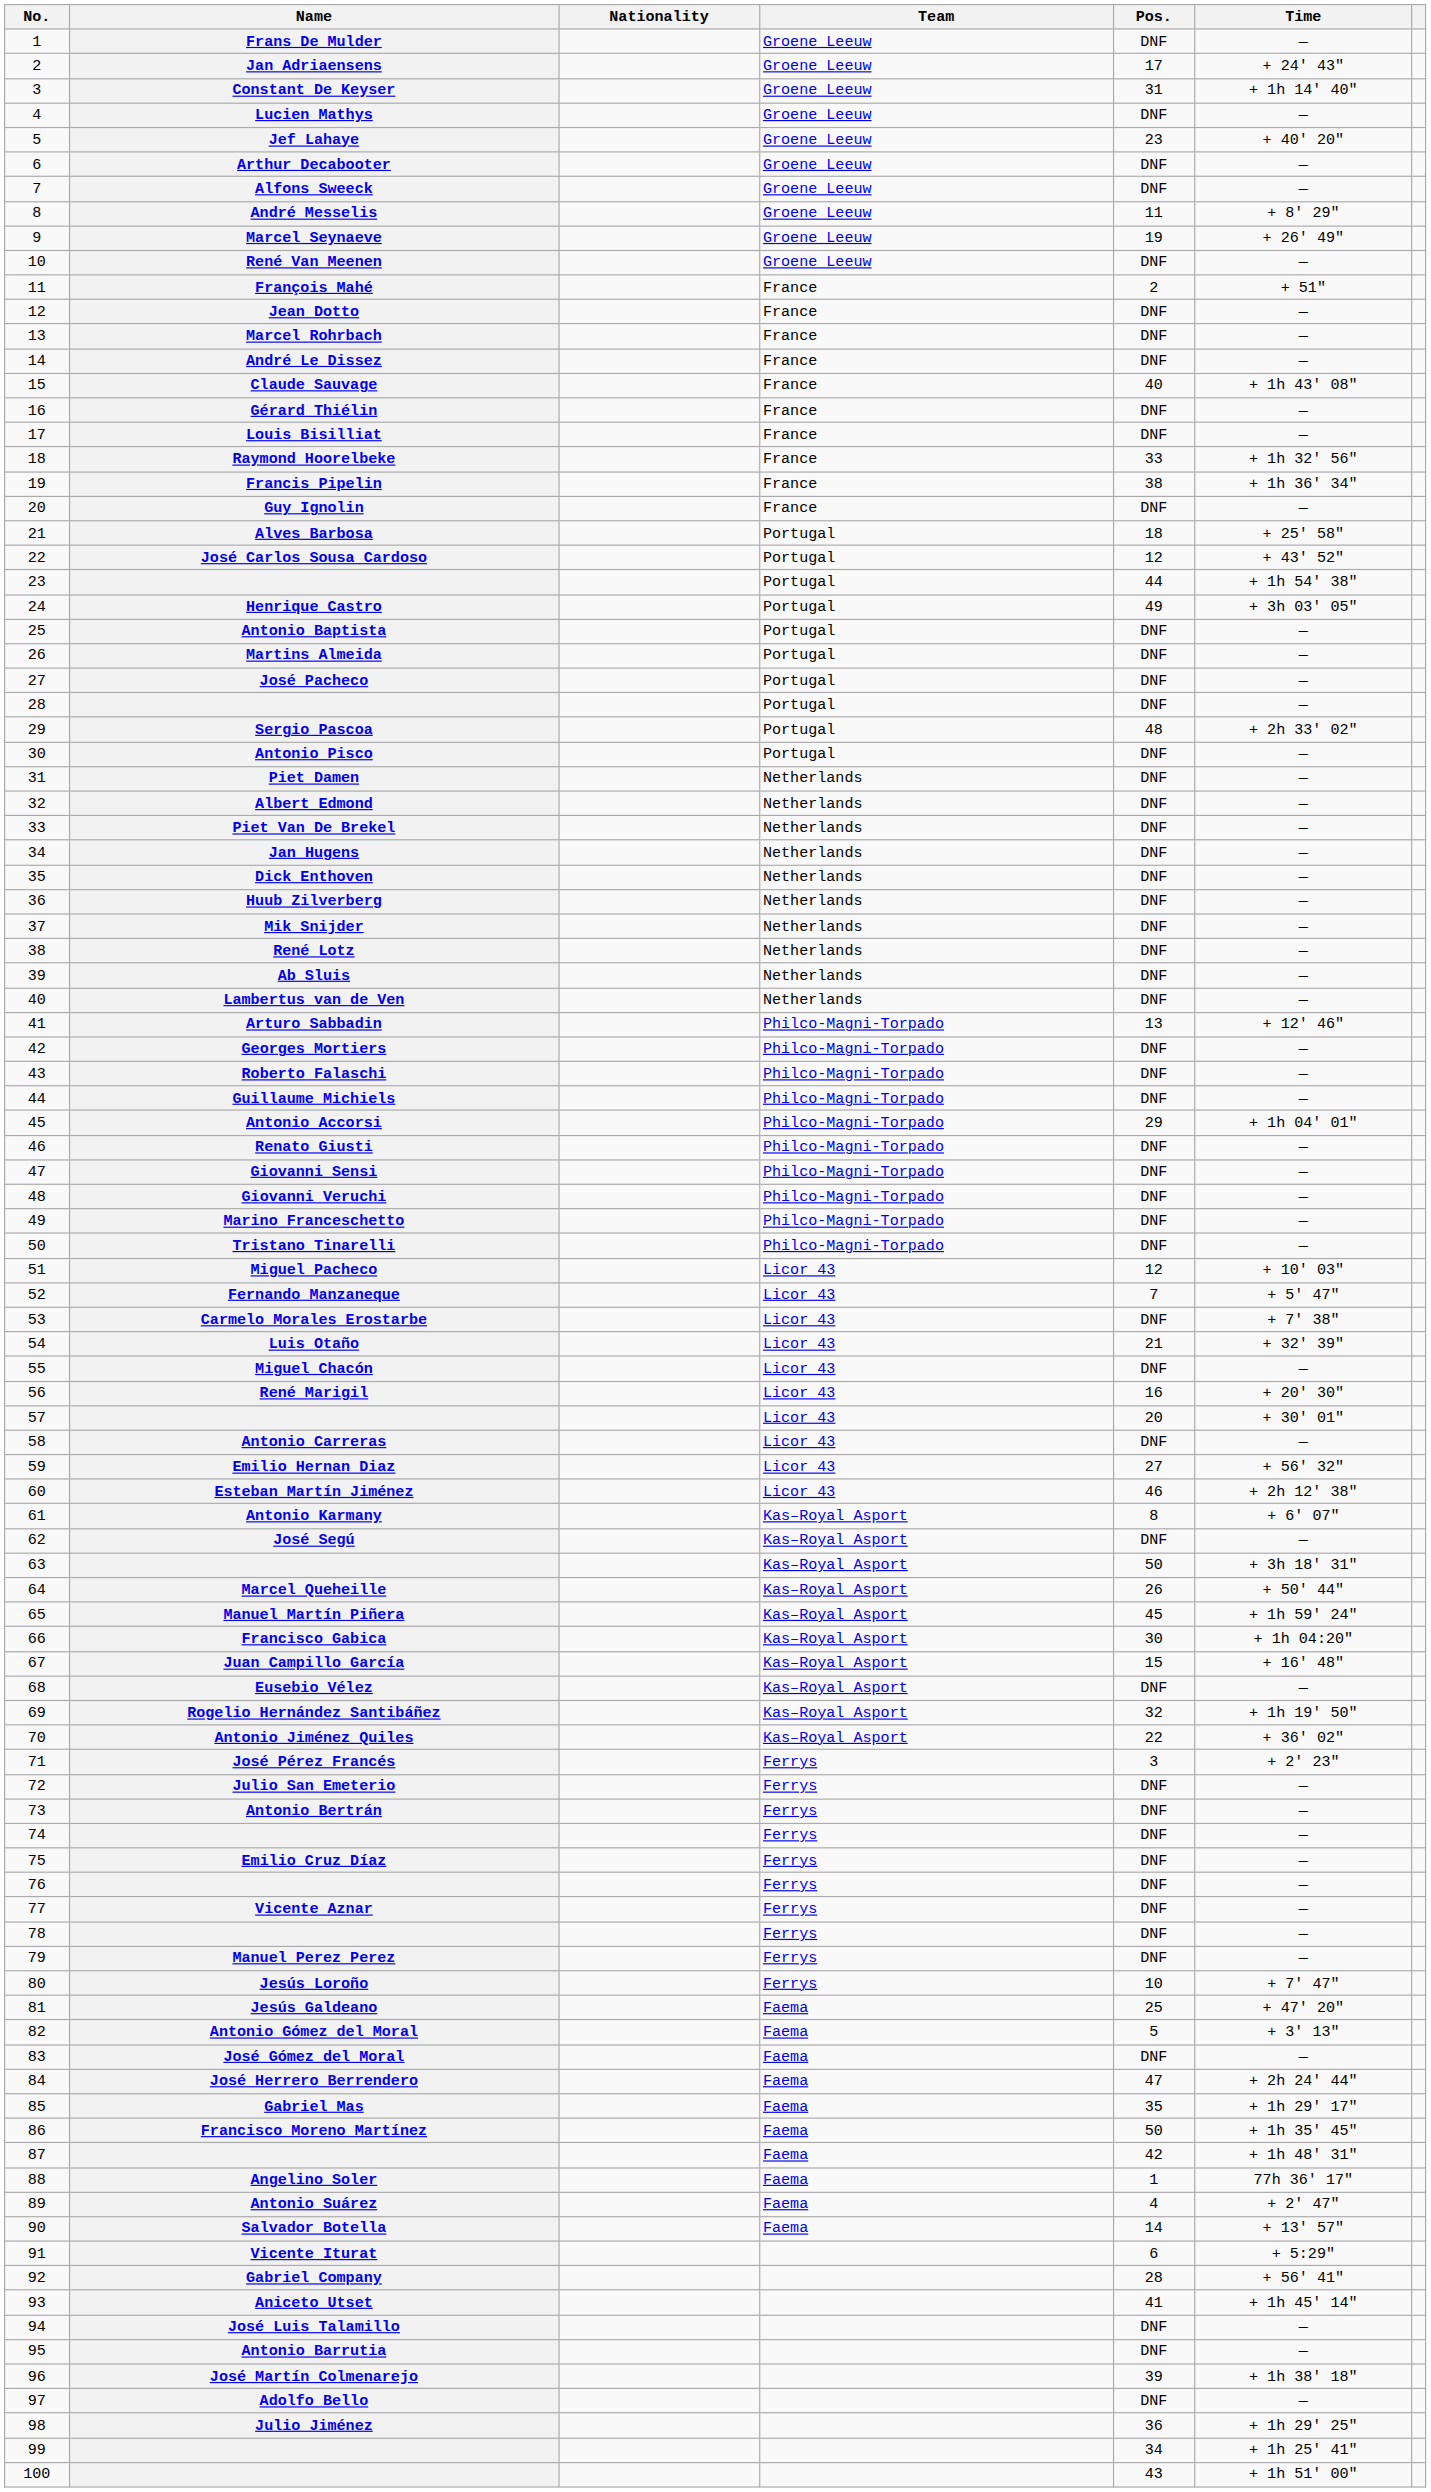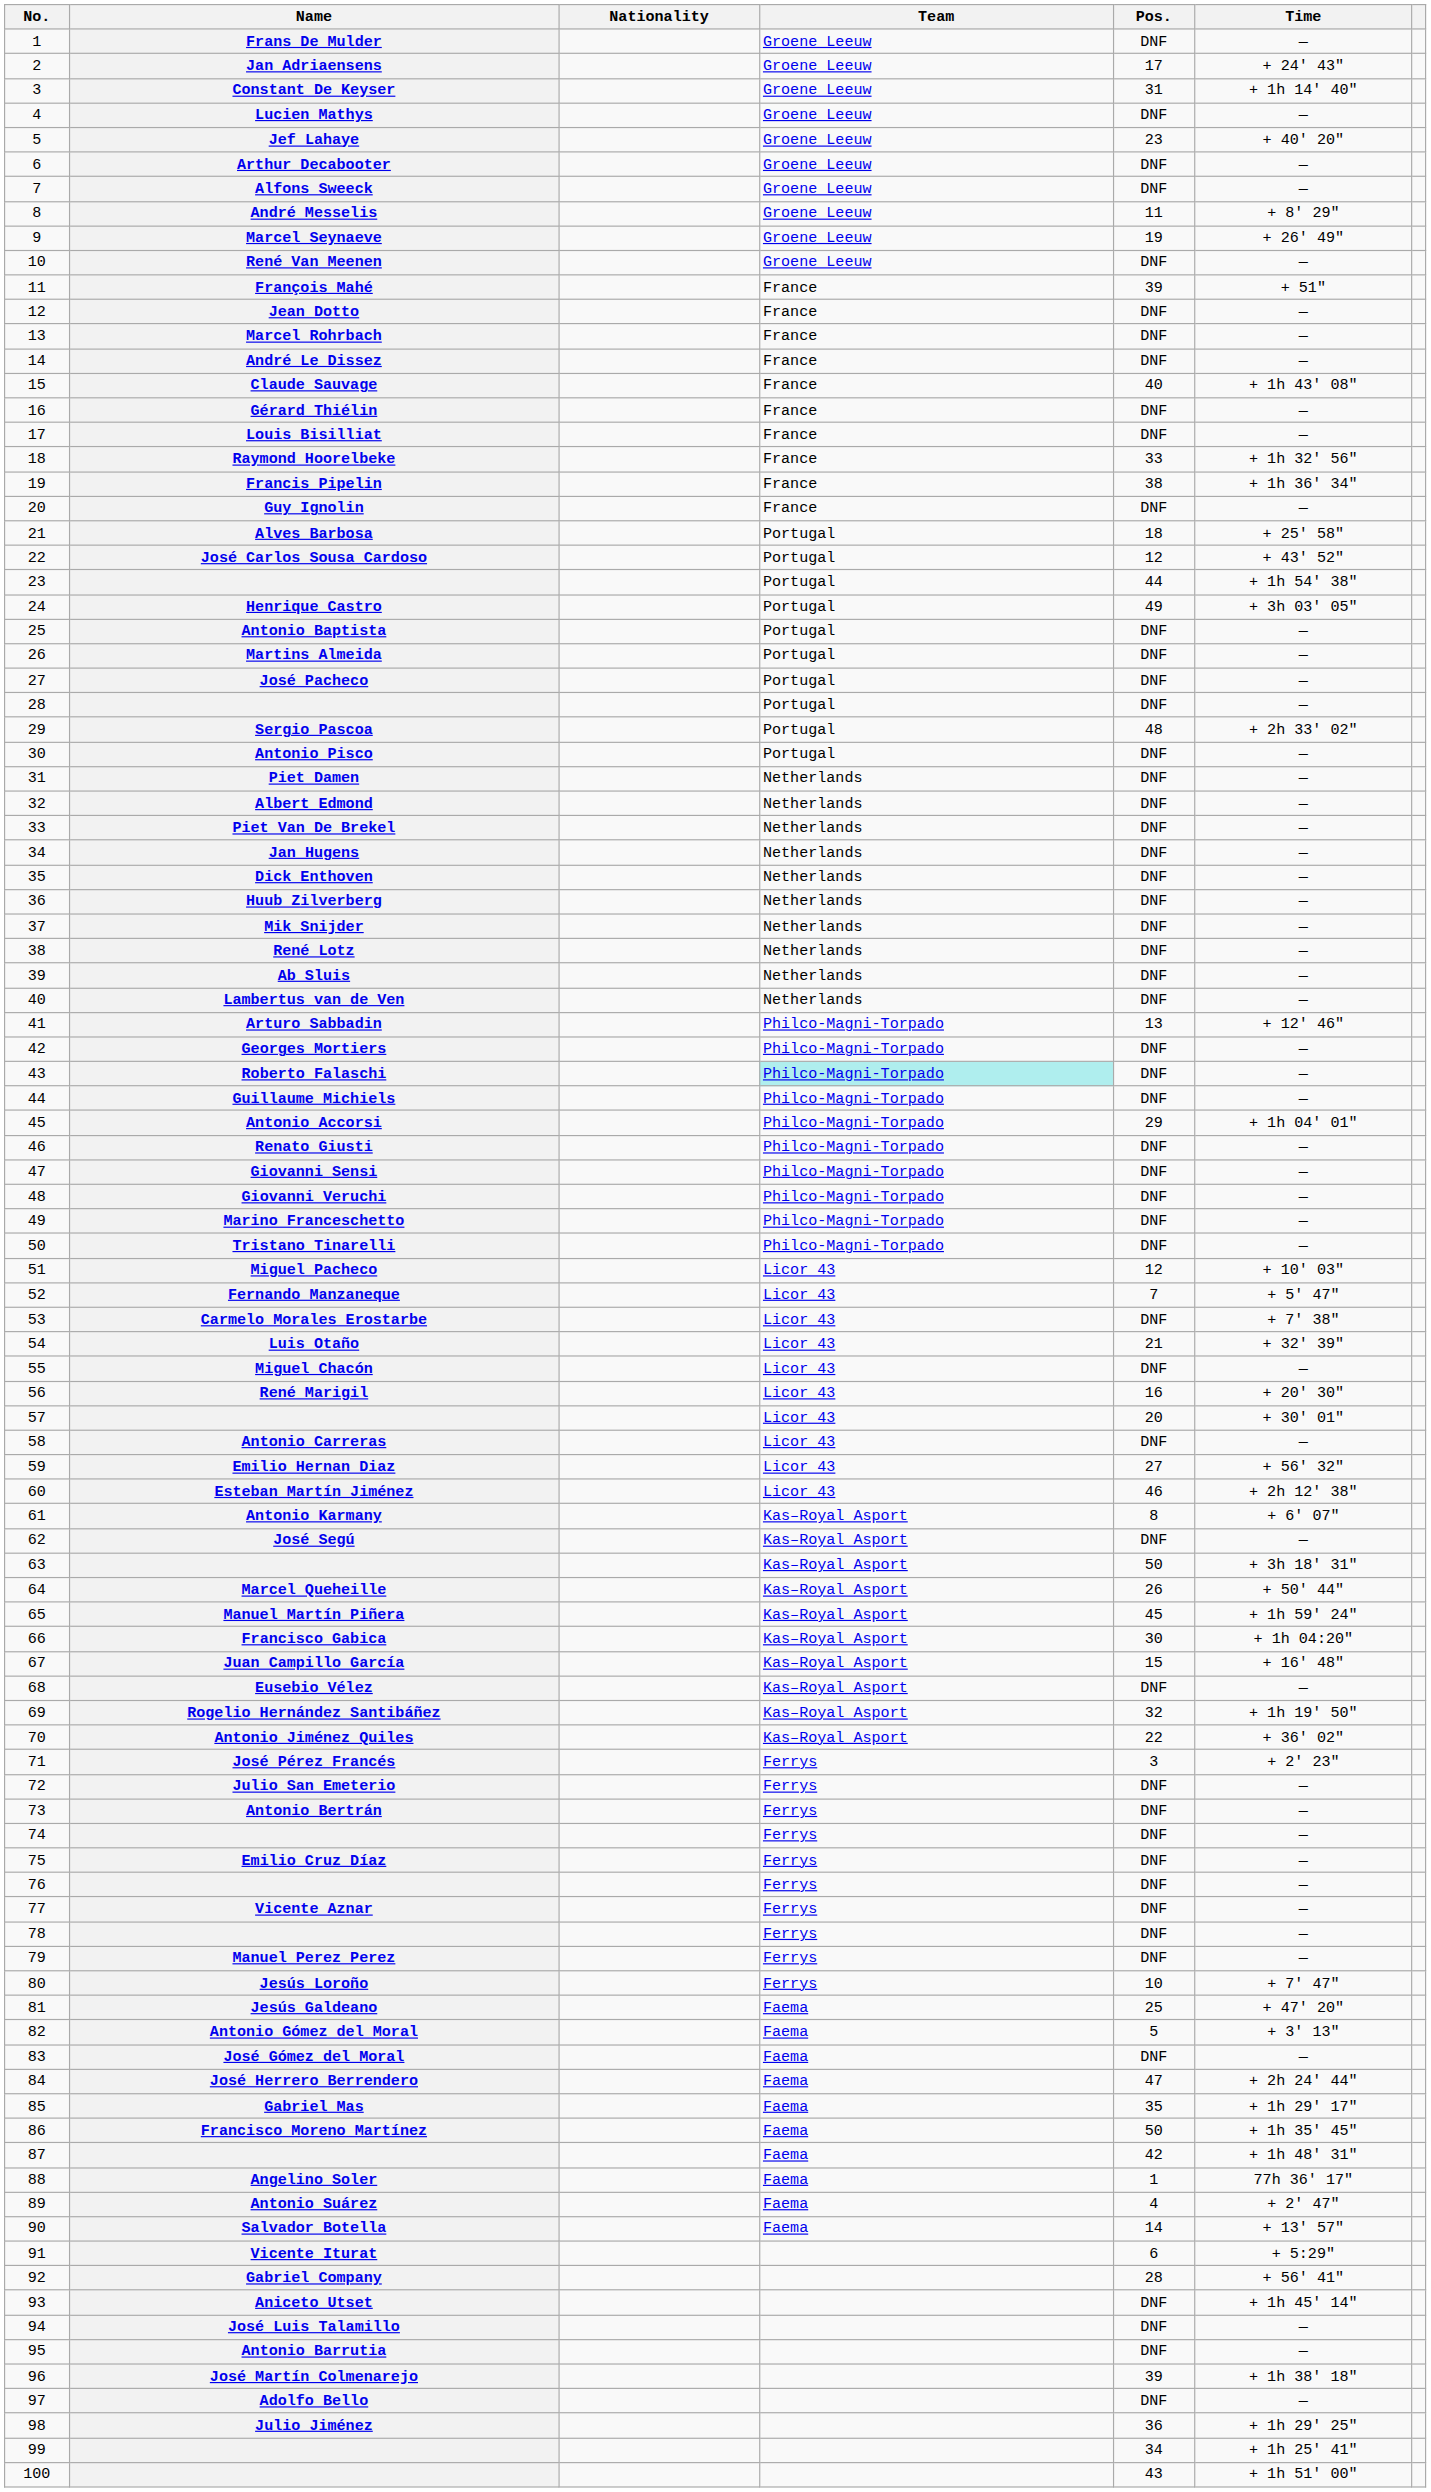(1154, 287) 2 -> (1154, 287) 39
(853, 1074) no background -> (853, 1074) paleturquoise background
(1154, 2303) 41 -> (1154, 2303) DNF
